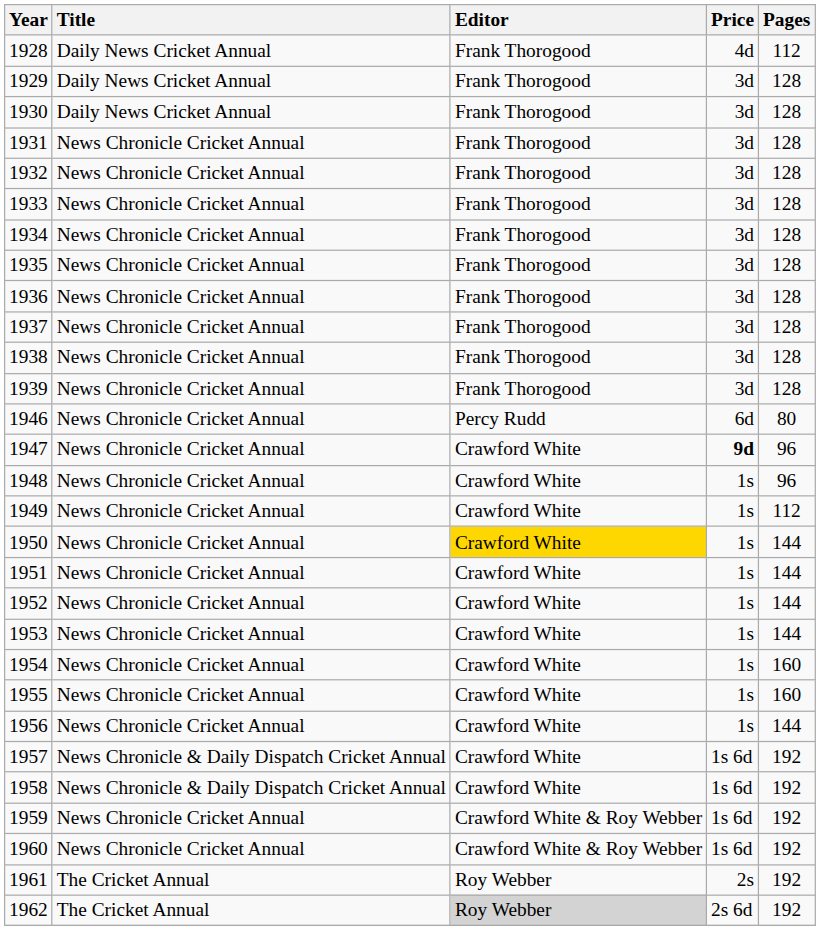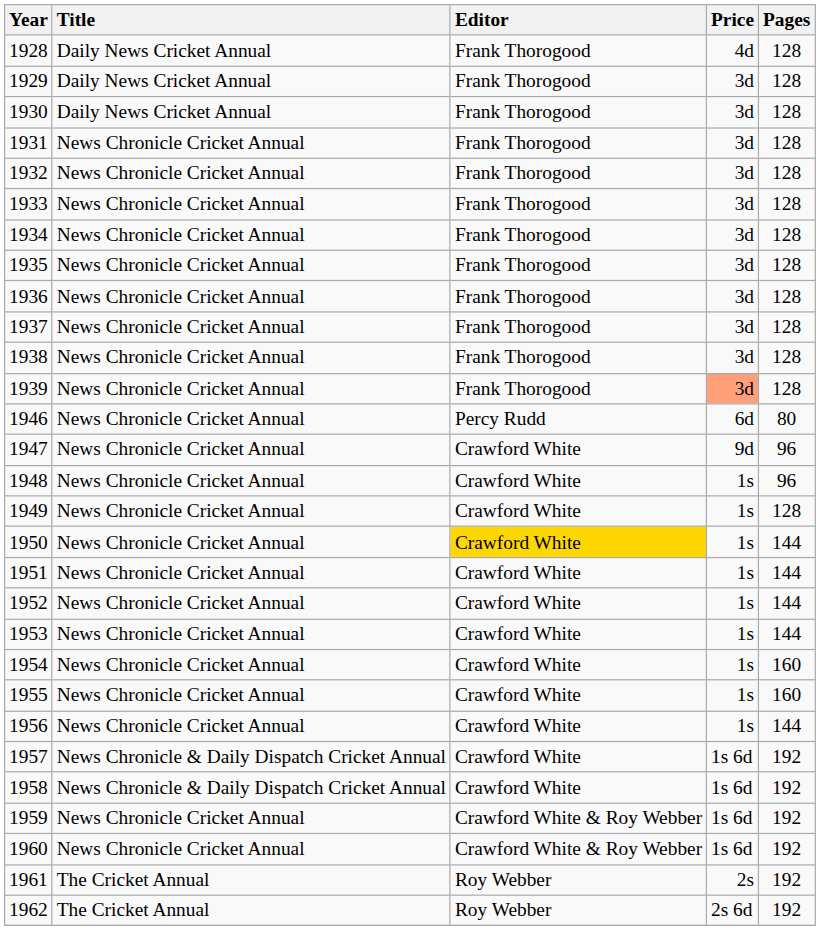(787, 50) 112 -> (787, 50) 128
(744, 388) no background -> (744, 388) lightsalmon background
(744, 449) bold -> (744, 449) normal
(787, 511) 112 -> (787, 511) 128
(503, 910) lightgrey background -> (503, 910) no background
